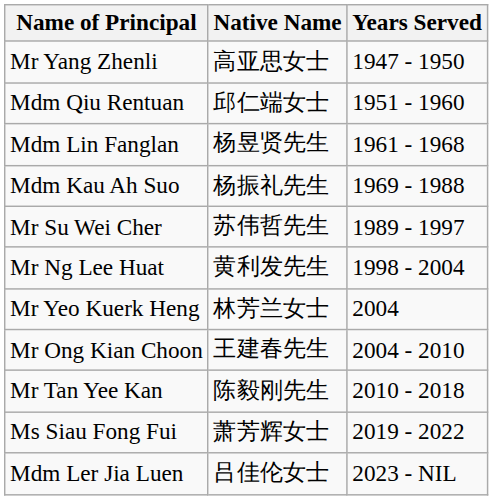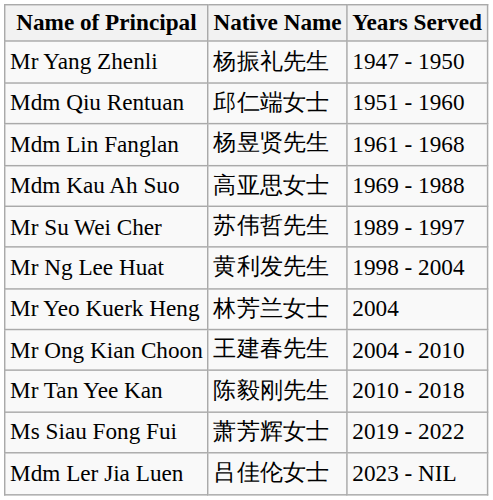(271, 61) 高亚思女士 -> (271, 61) 杨振礼先生
(271, 184) 杨振礼先生 -> (271, 184) 高亚思女士
